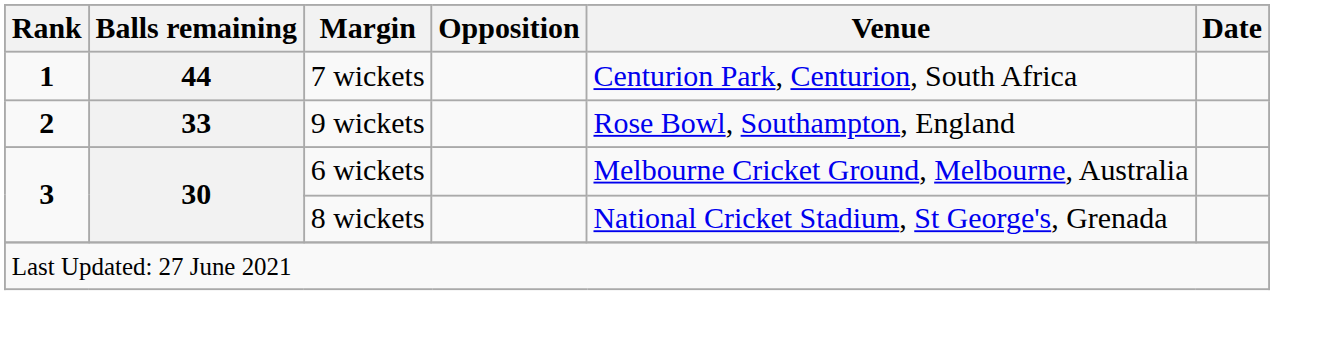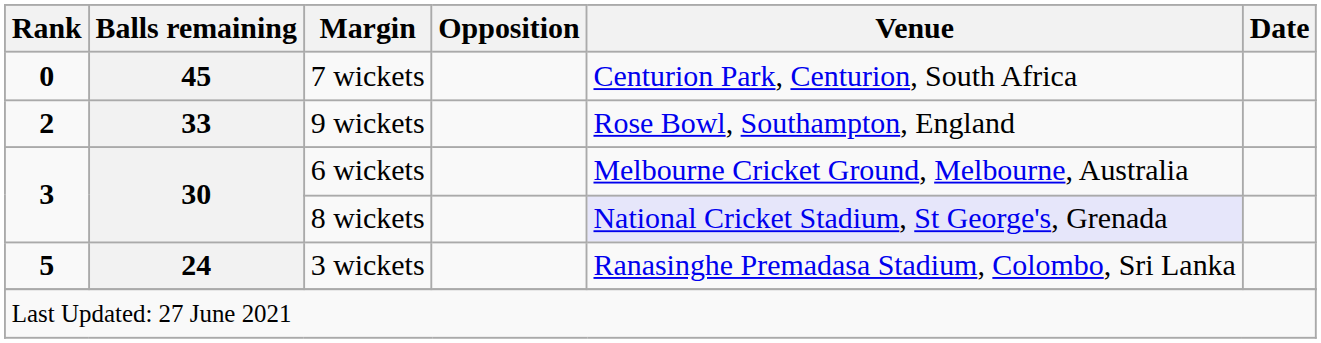(47, 75) 1 -> (47, 75) 0
(196, 75) 44 -> (196, 75) 45
(881, 218) no background -> (881, 218) lavender background
+ row: (368, 265)
